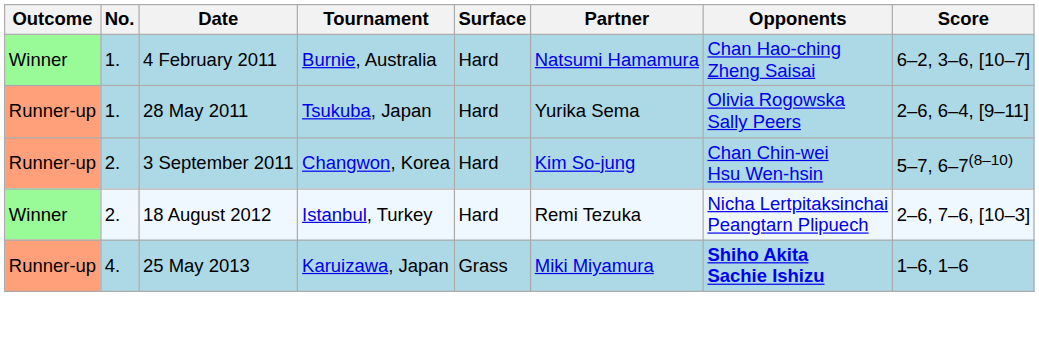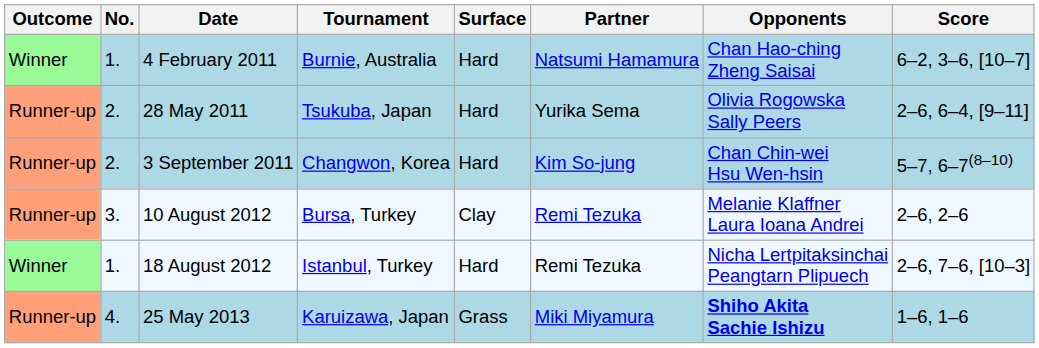(112, 111) 1. -> (112, 111) 2.
+ row: (207, 213)
(112, 213) 2. -> (112, 265) 1.
